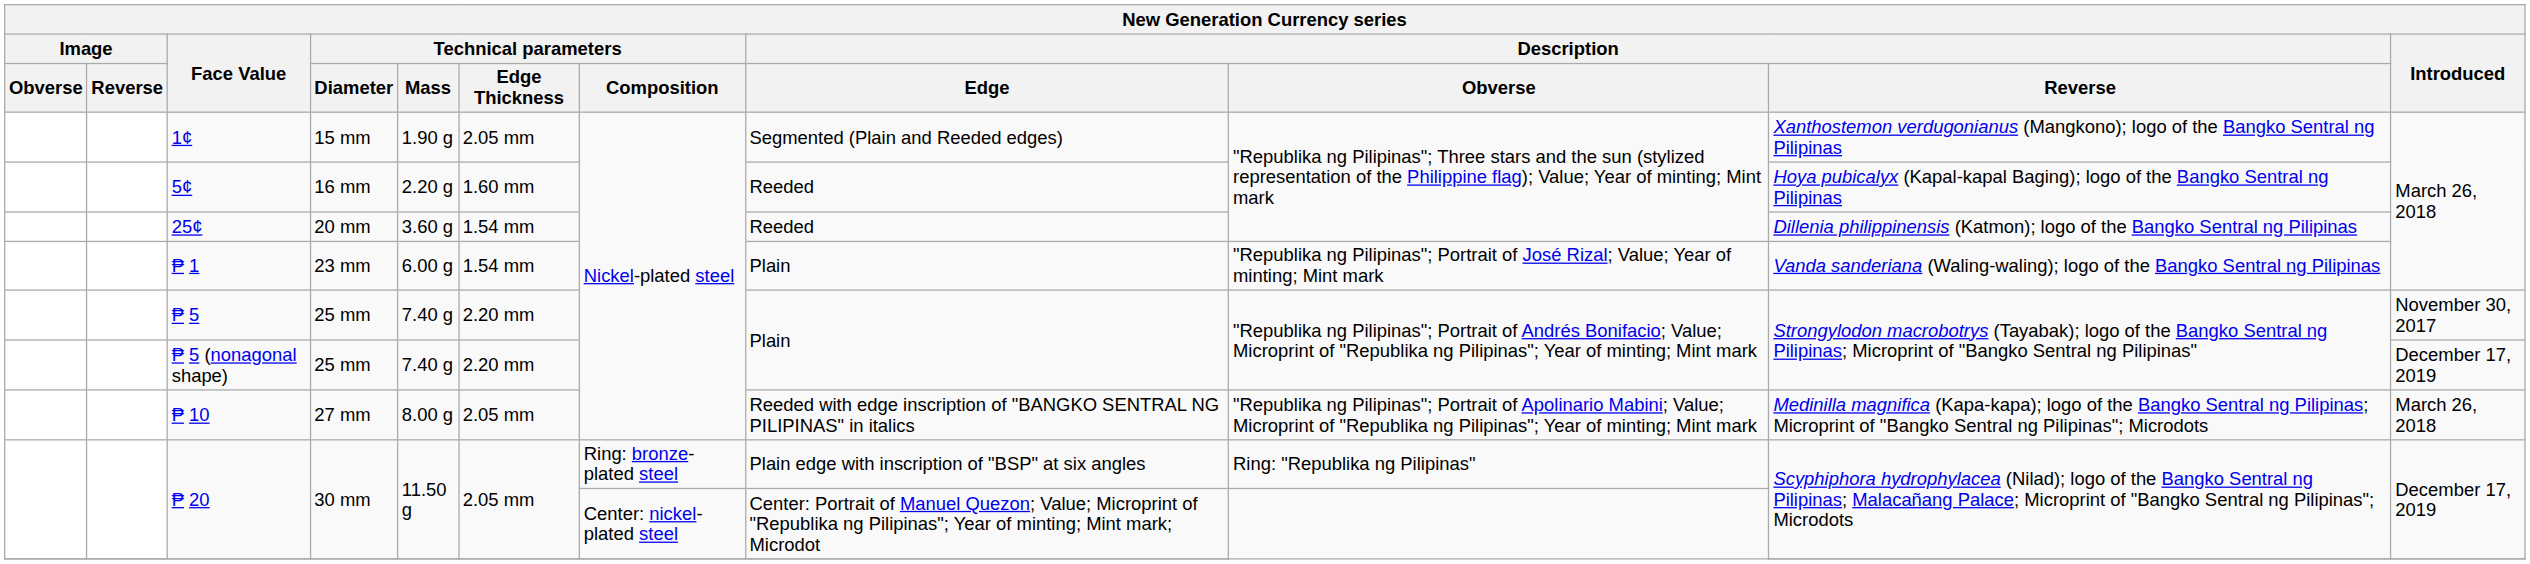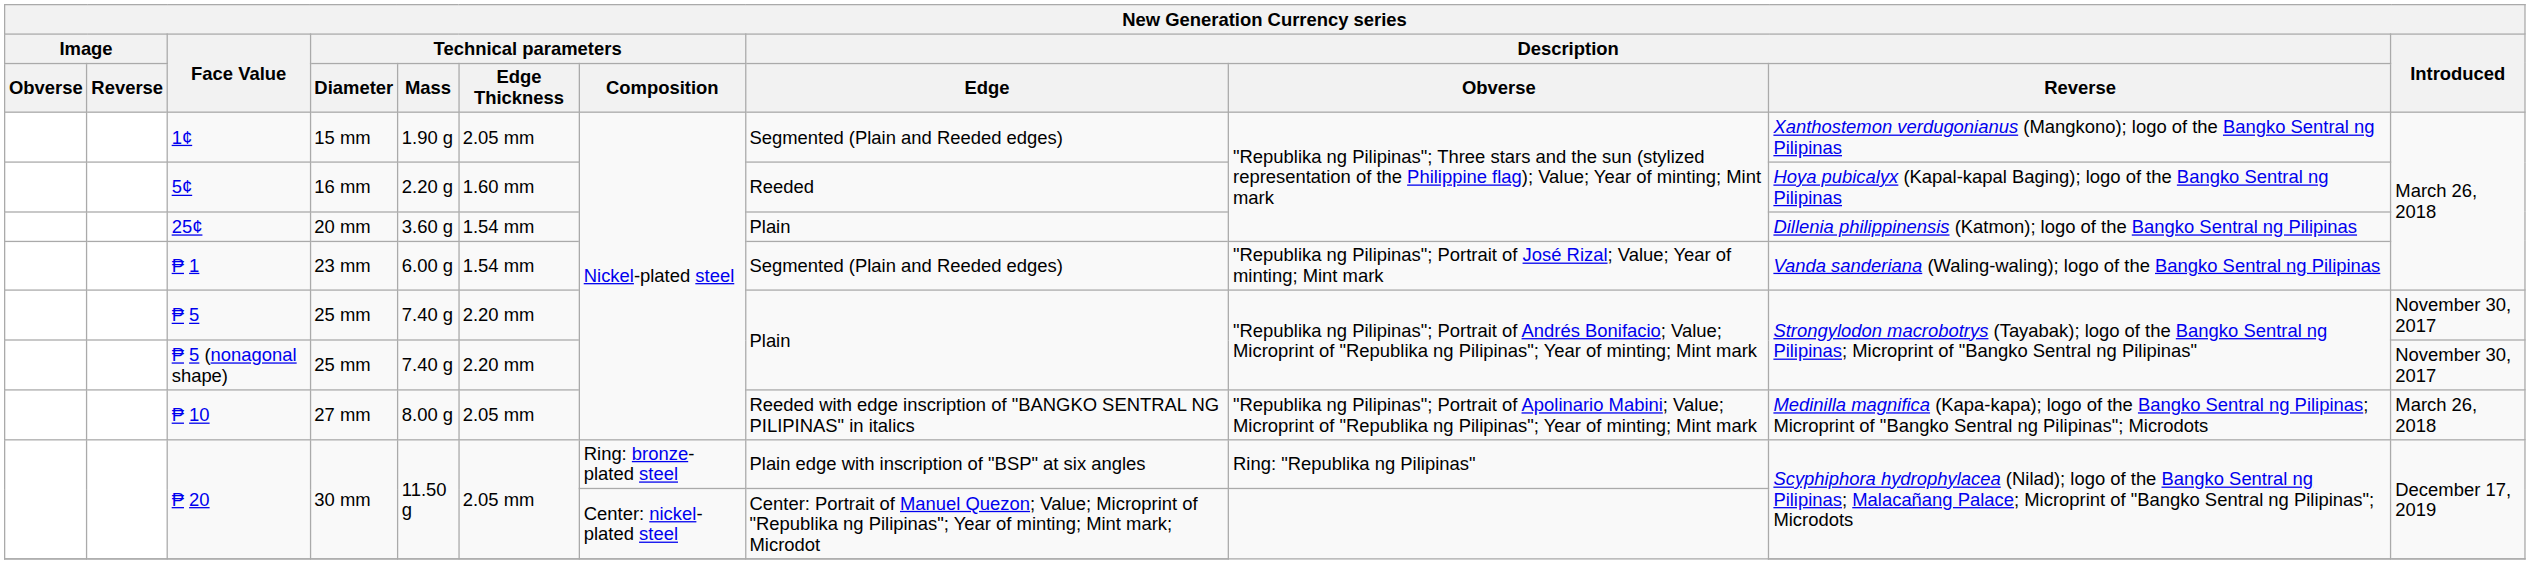(782, 227) Reeded -> (770, 227) Plain
(770, 266) Plain -> (906, 266) Segmented (Plain and Reeded edges)
(2453, 365) December 17, 2019 -> (2453, 365) November 30, 2017
